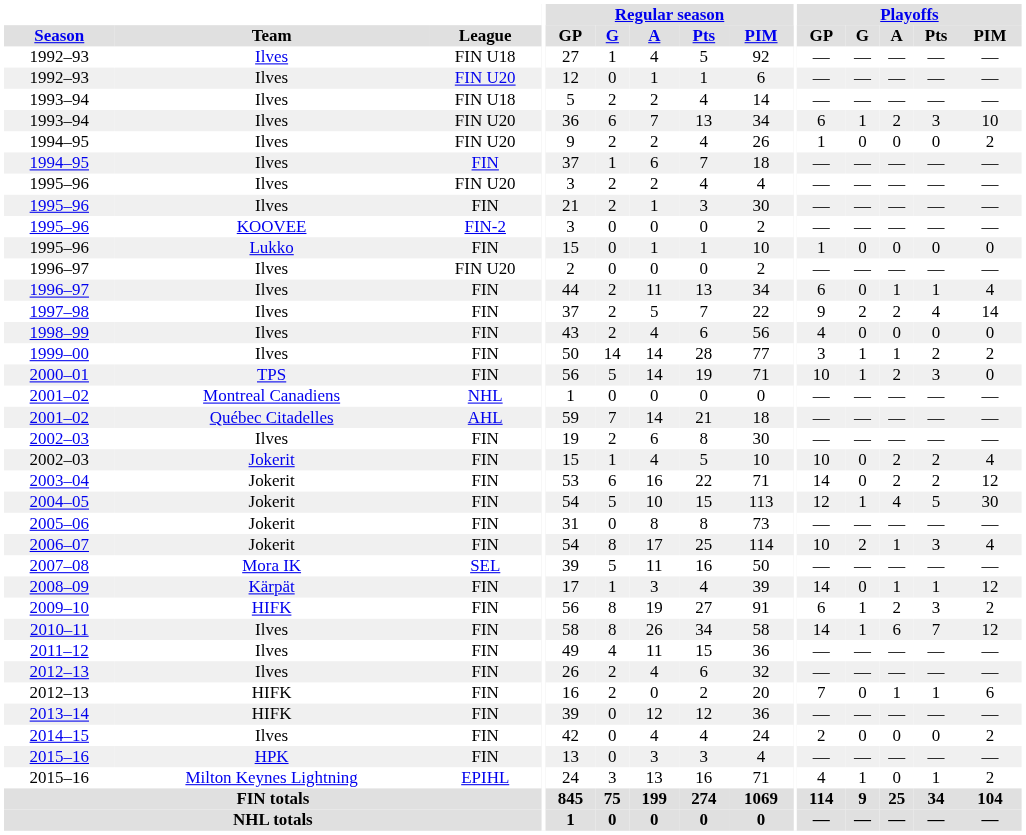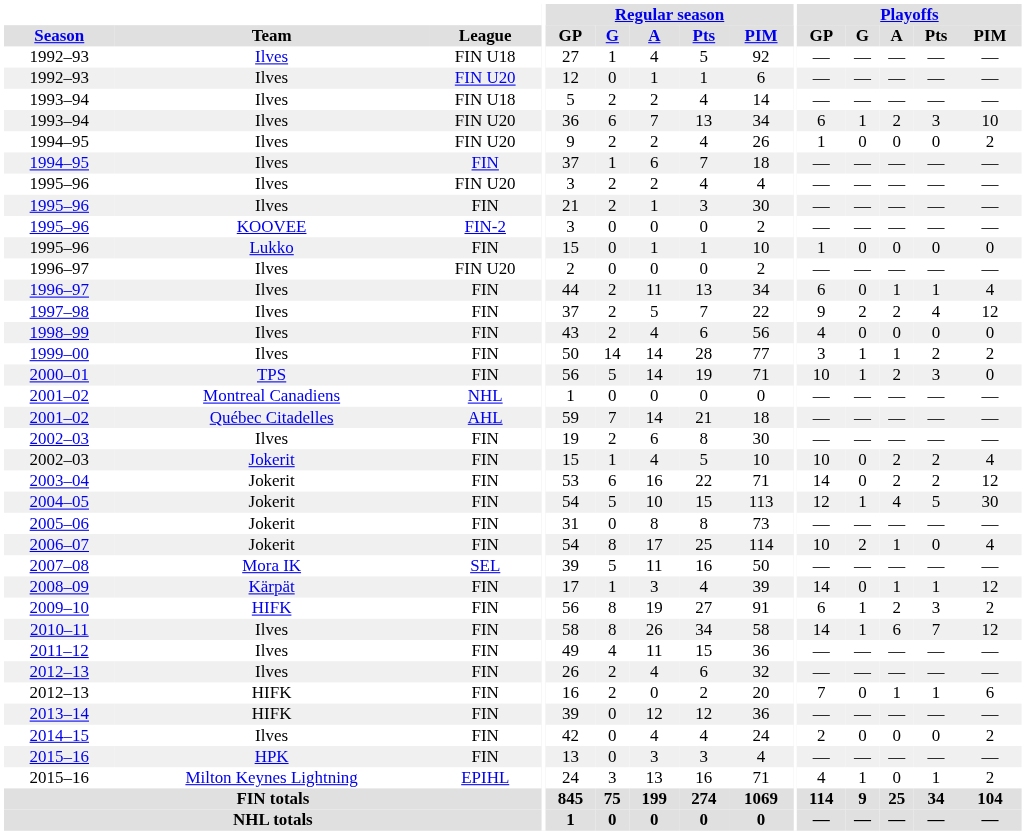(990, 311) 14 -> (990, 311) 12
(936, 544) 3 -> (936, 544) 0
